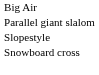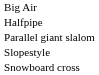+ row: (23, 22)
